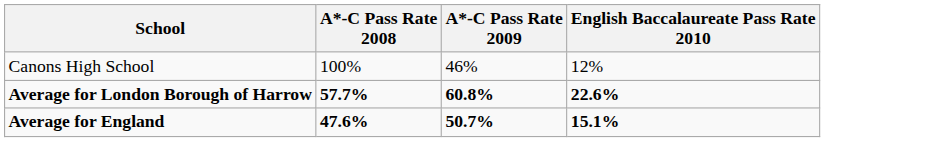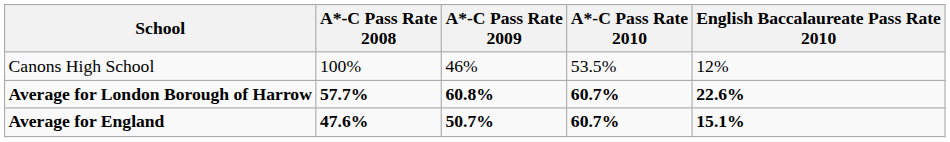+ column: (630, 28)
